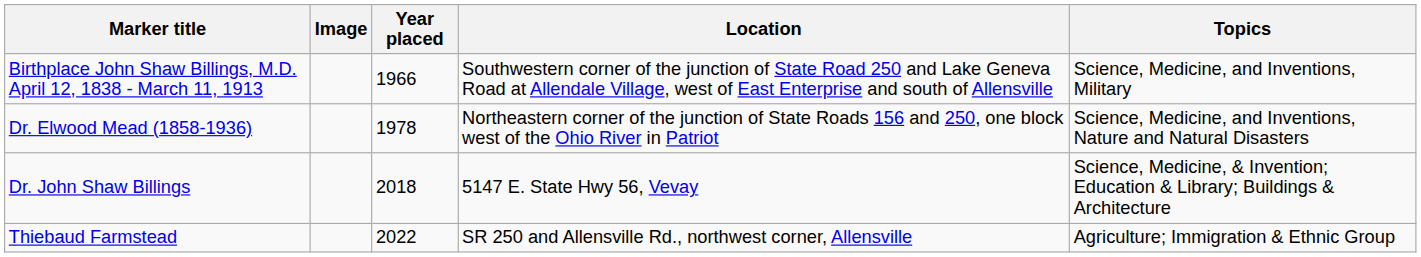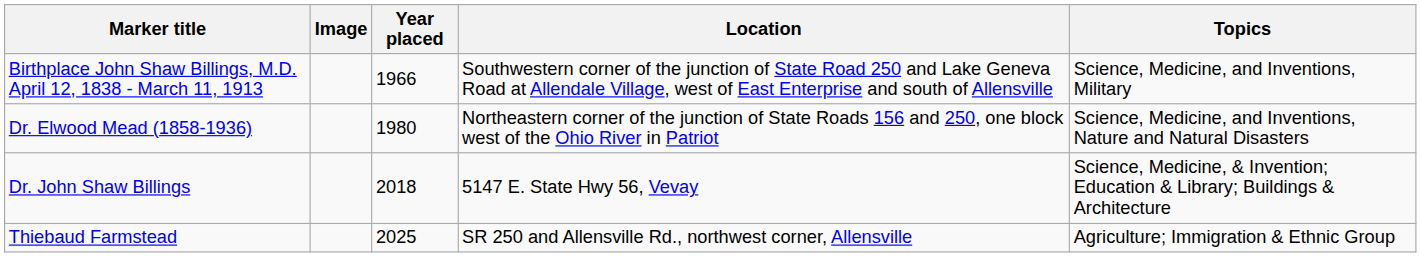(396, 128) 1978 -> (396, 128) 1980
(396, 237) 2022 -> (396, 237) 2025
